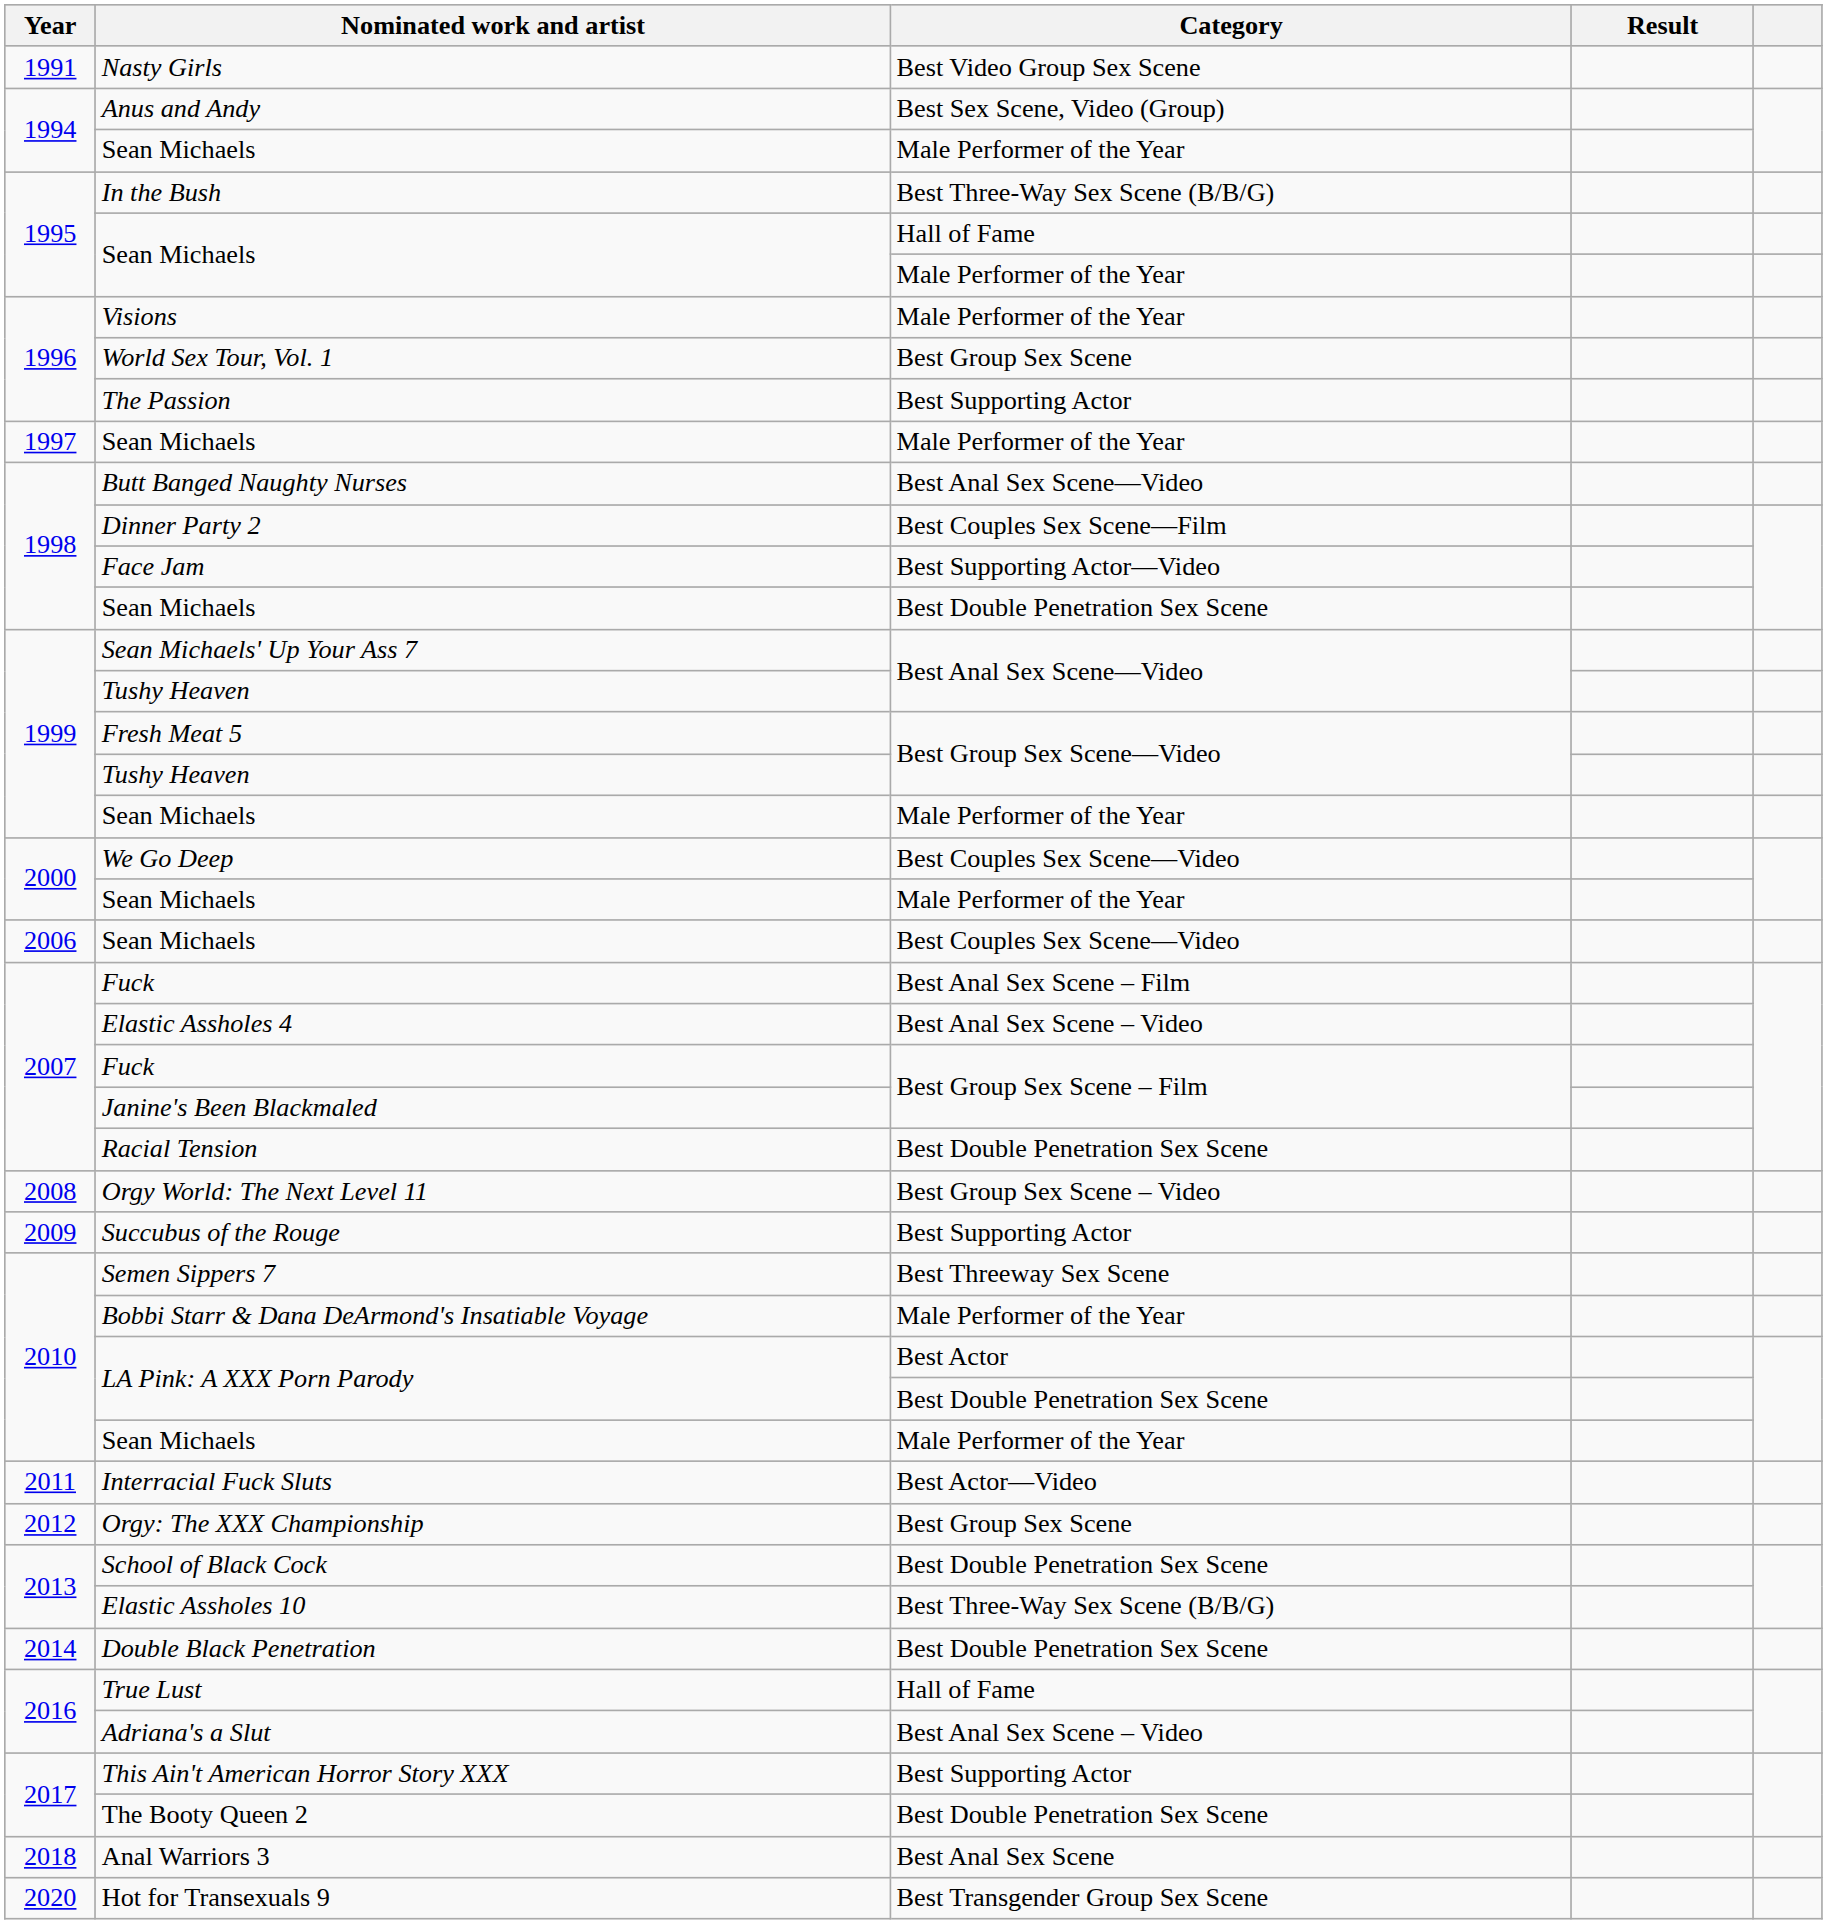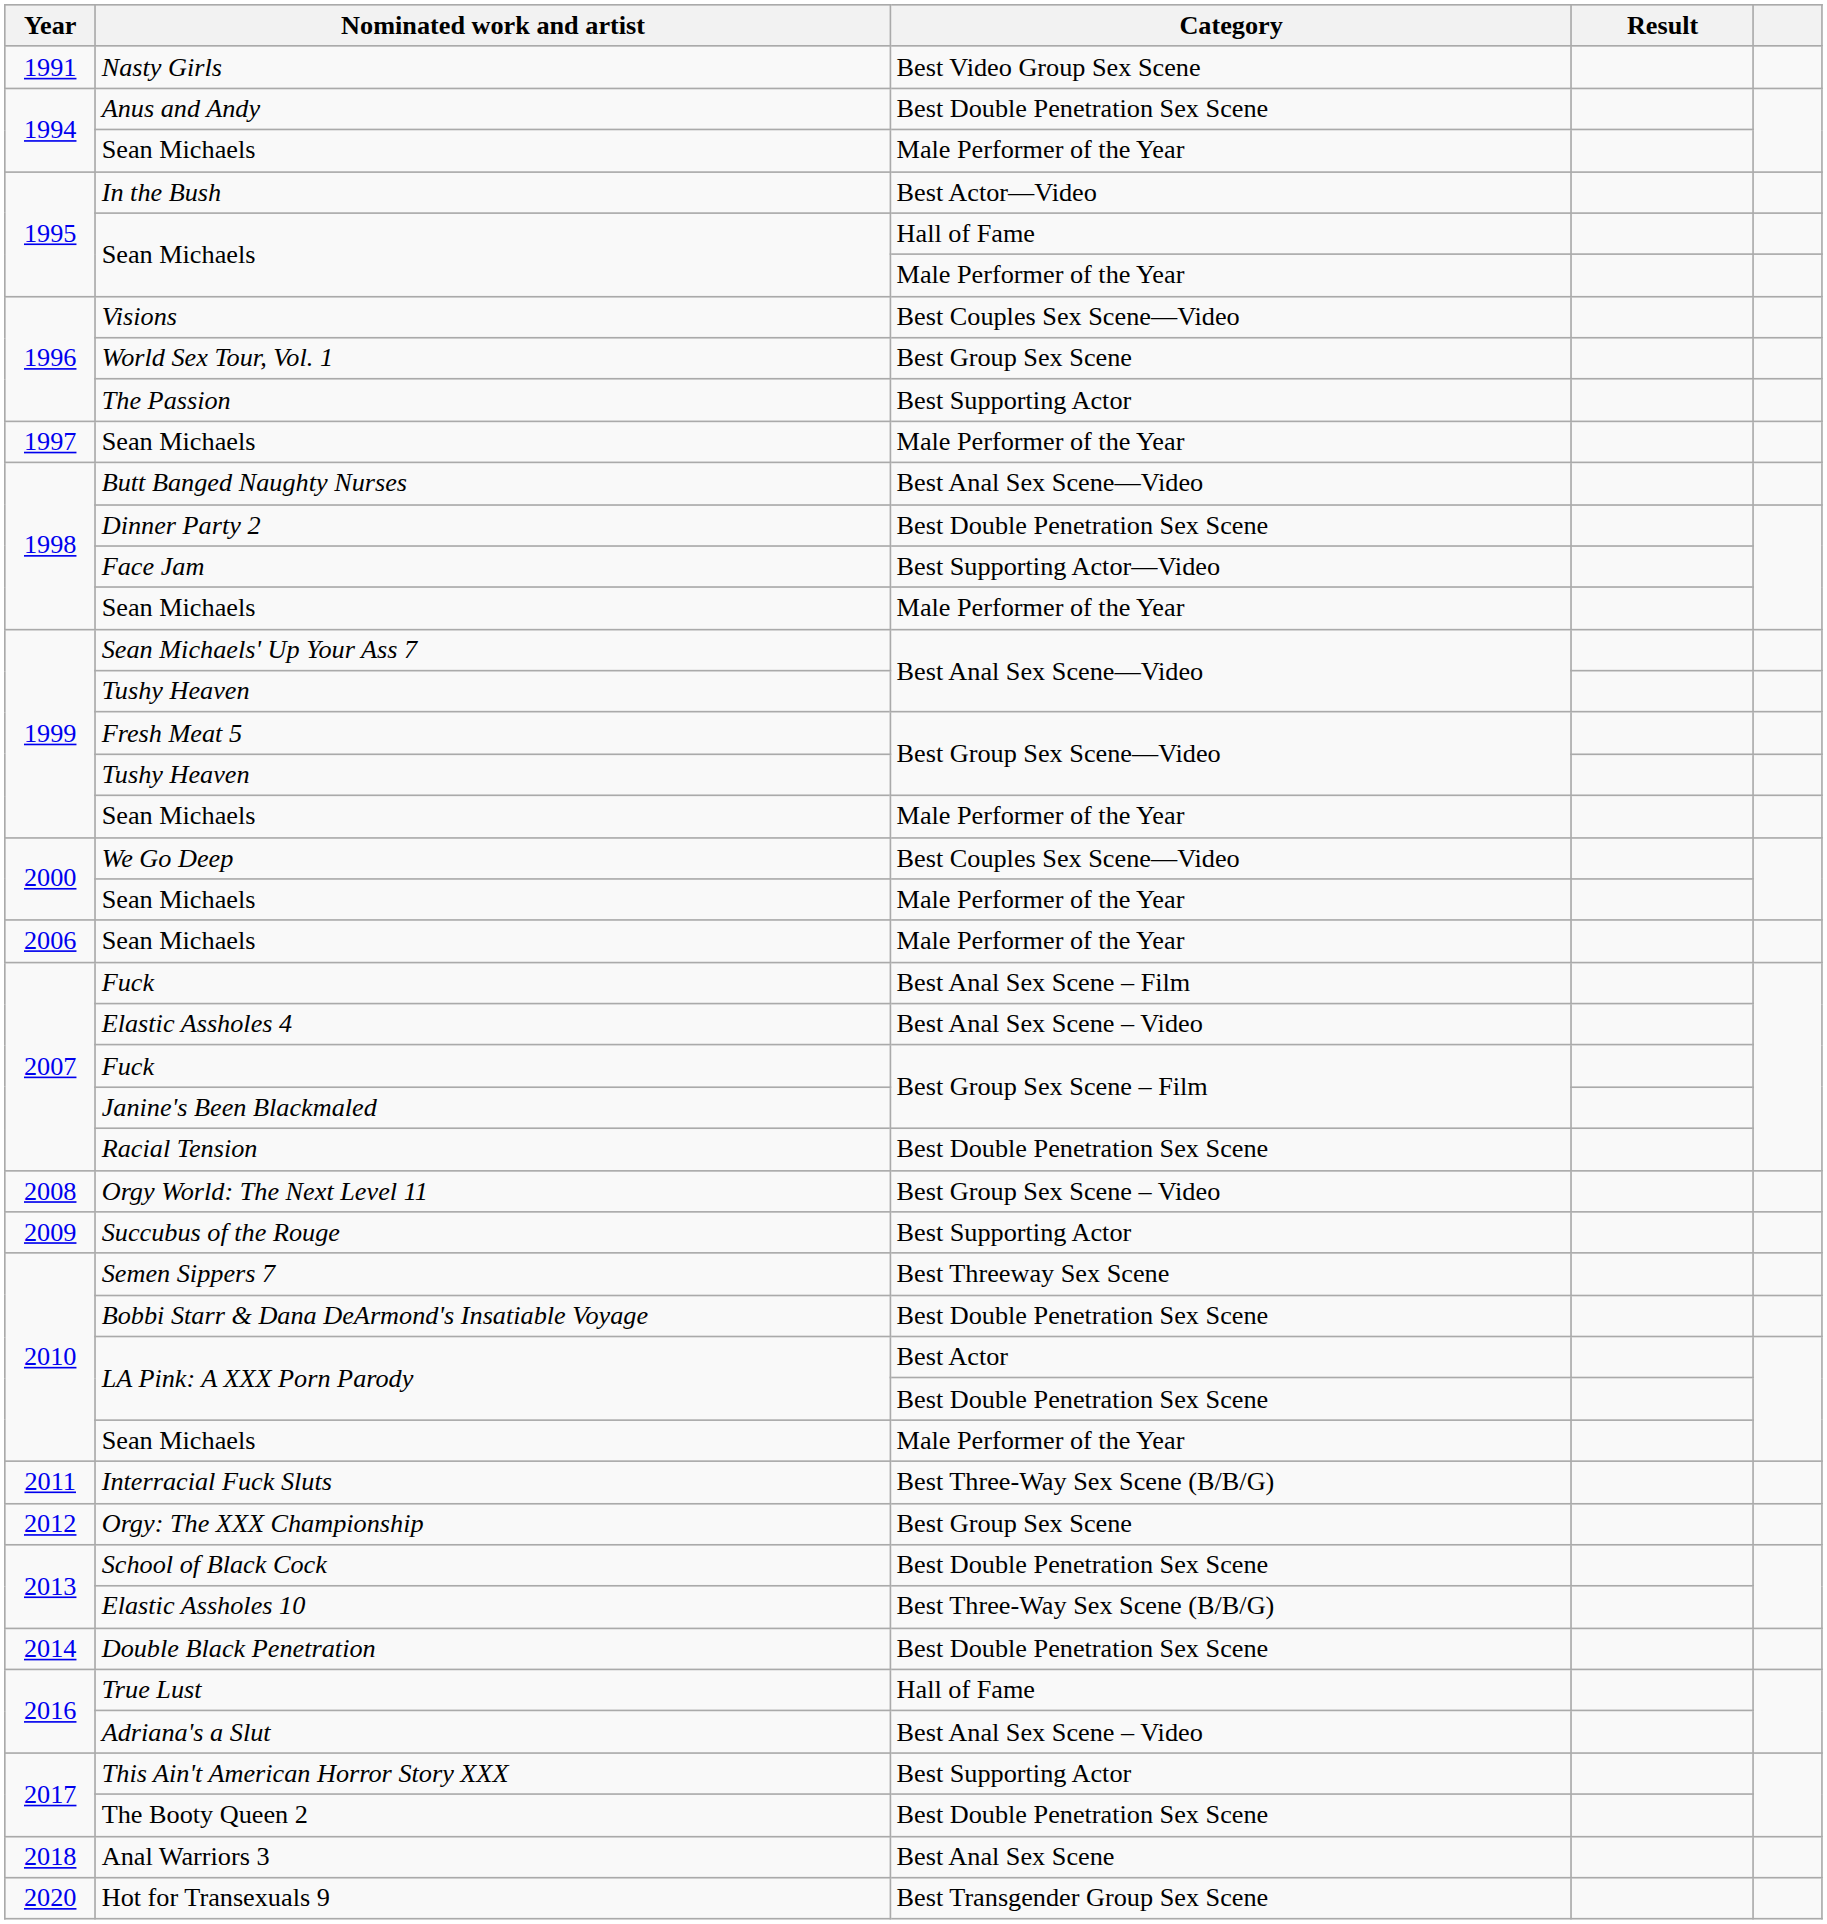(1061, 108) Best Sex Scene, Video (Group) -> (1082, 108) Best Double Penetration Sex Scene
(1085, 191) Best Three-Way Sex Scene (B/B/G) -> (997, 191) Best Actor—Video
(1040, 316) Male Performer of the Year -> (1068, 316) Best Couples Sex Scene—Video
(1062, 524) Best Couples Sex Scene—Film -> (1082, 524) Best Double Penetration Sex Scene
(1082, 607) Best Double Penetration Sex Scene -> (1040, 607) Male Performer of the Year
(1068, 940) Best Couples Sex Scene—Video -> (1040, 940) Male Performer of the Year
(1040, 1315) Male Performer of the Year -> (1082, 1315) Best Double Penetration Sex Scene
(997, 1481) Best Actor—Video -> (1085, 1481) Best Three-Way Sex Scene (B/B/G)
